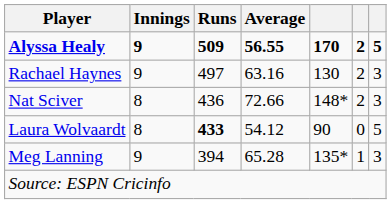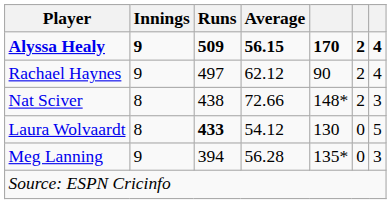(264, 45) 56.55 -> (264, 45) 56.15
(377, 45) 5 -> (377, 45) 4
(264, 73) 63.16 -> (264, 73) 62.12
(326, 73) 130 -> (322, 73) 90
(377, 73) 3 -> (377, 73) 4
(211, 101) 436 -> (211, 101) 438
(322, 128) 90 -> (326, 128) 130
(264, 156) 65.28 -> (264, 156) 56.28
(361, 156) 1 -> (361, 156) 0
